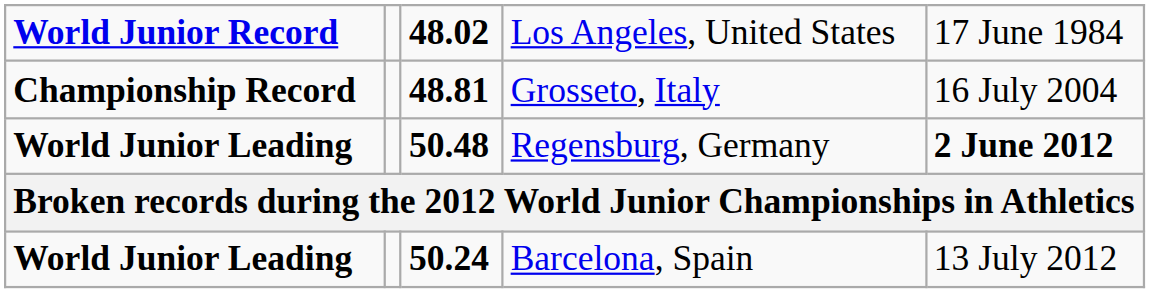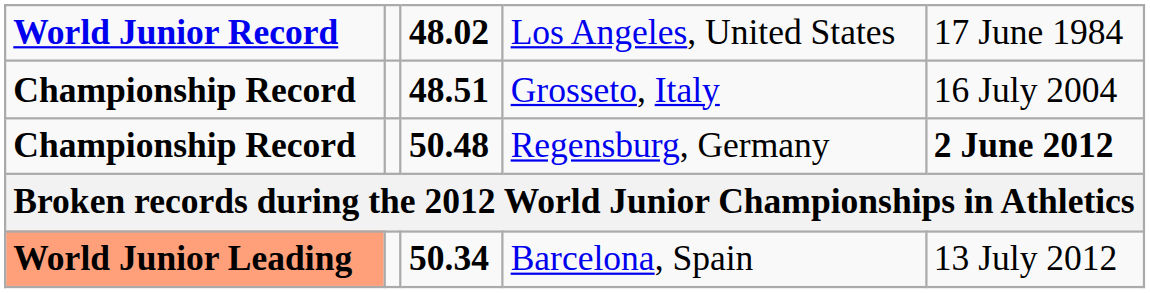(449, 88) 48.81 -> (449, 88) 48.51
(183, 145) World Junior Leading -> (185, 145) Championship Record
(183, 257) no background -> (183, 257) lightsalmon background
(449, 257) 50.24 -> (449, 257) 50.34
